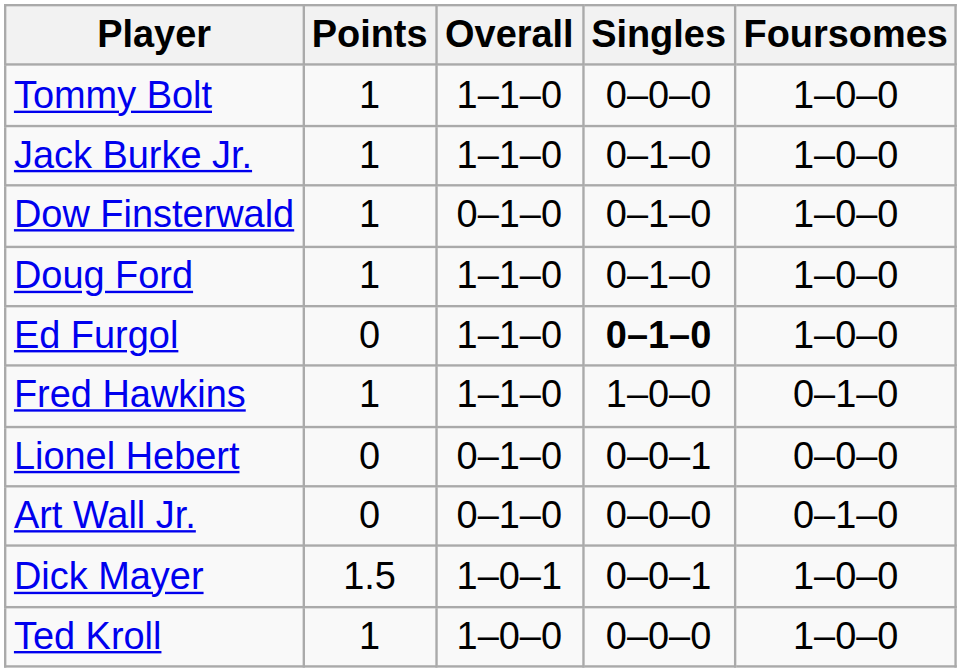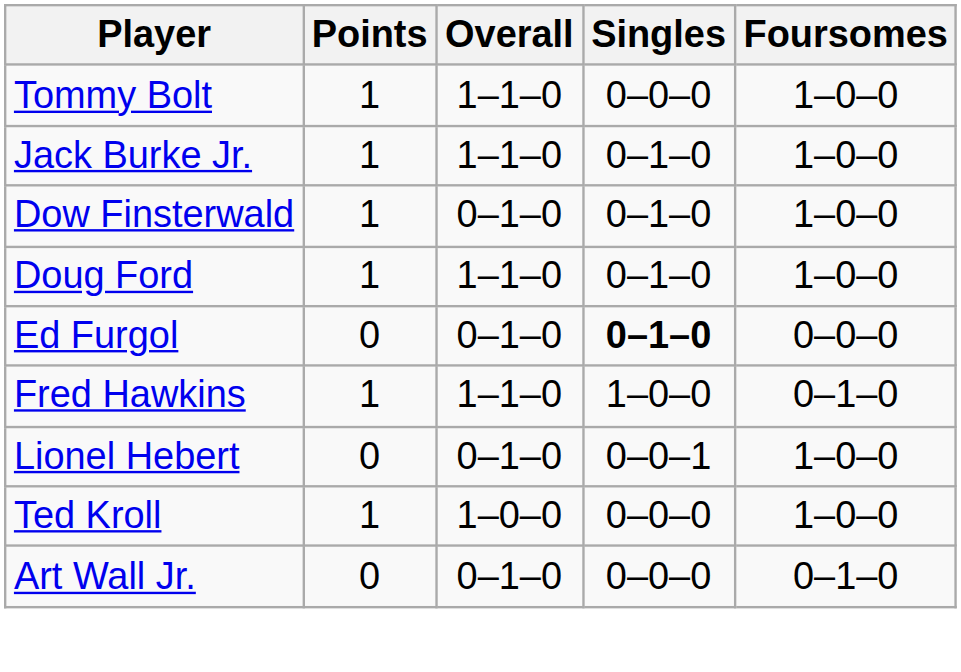(509, 335) 1–1–0 -> (509, 335) 0–1–0
(846, 335) 1–0–0 -> (846, 335) 0–0–0
(846, 455) 0–0–0 -> (846, 455) 1–0–0
rows swapped: (88, 635) <-> (105, 515)
- row: (109, 575)
